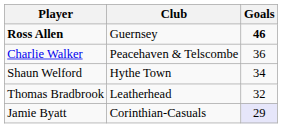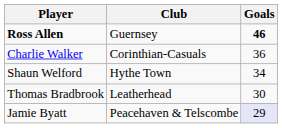(174, 53) Peacehaven & Telscombe -> (158, 53) Corinthian-Casuals
(259, 93) 32 -> (259, 93) 30
(158, 113) Corinthian-Casuals -> (174, 113) Peacehaven & Telscombe
